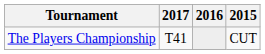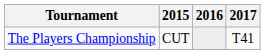columns swapped: (243, 15) <-> (176, 15)
